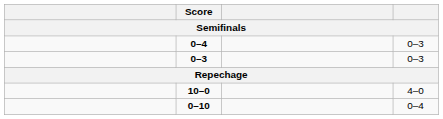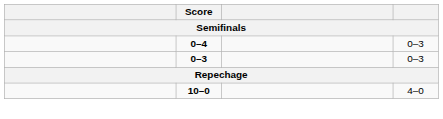- row: (199, 106)
